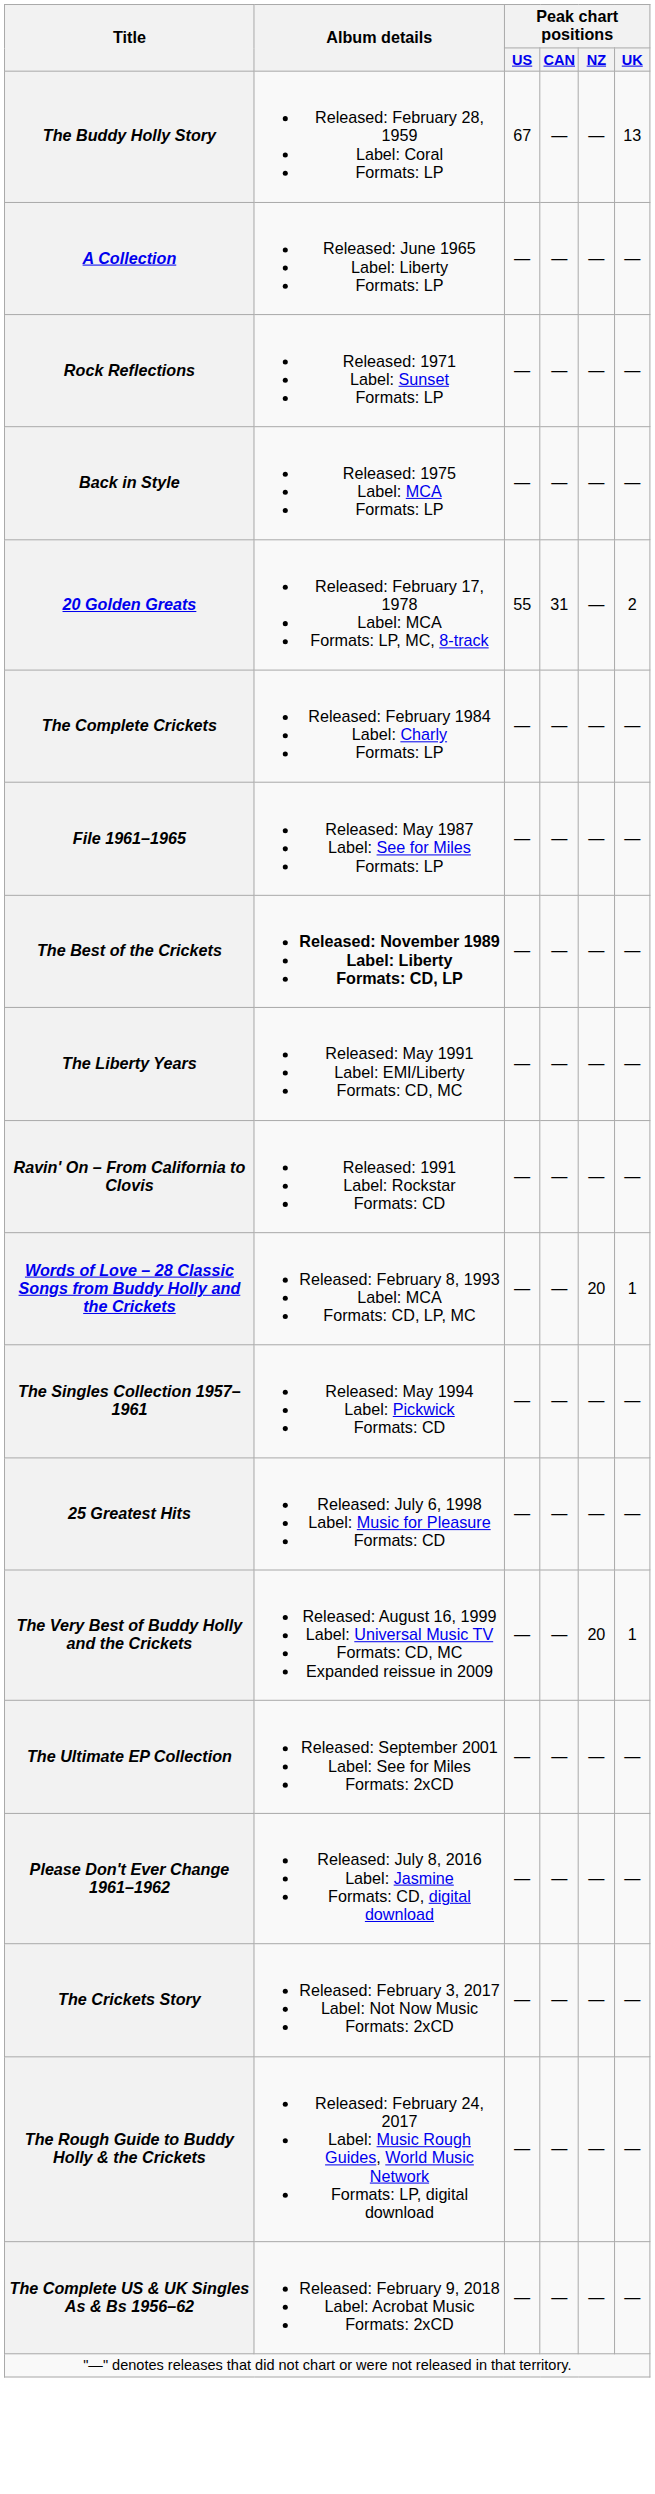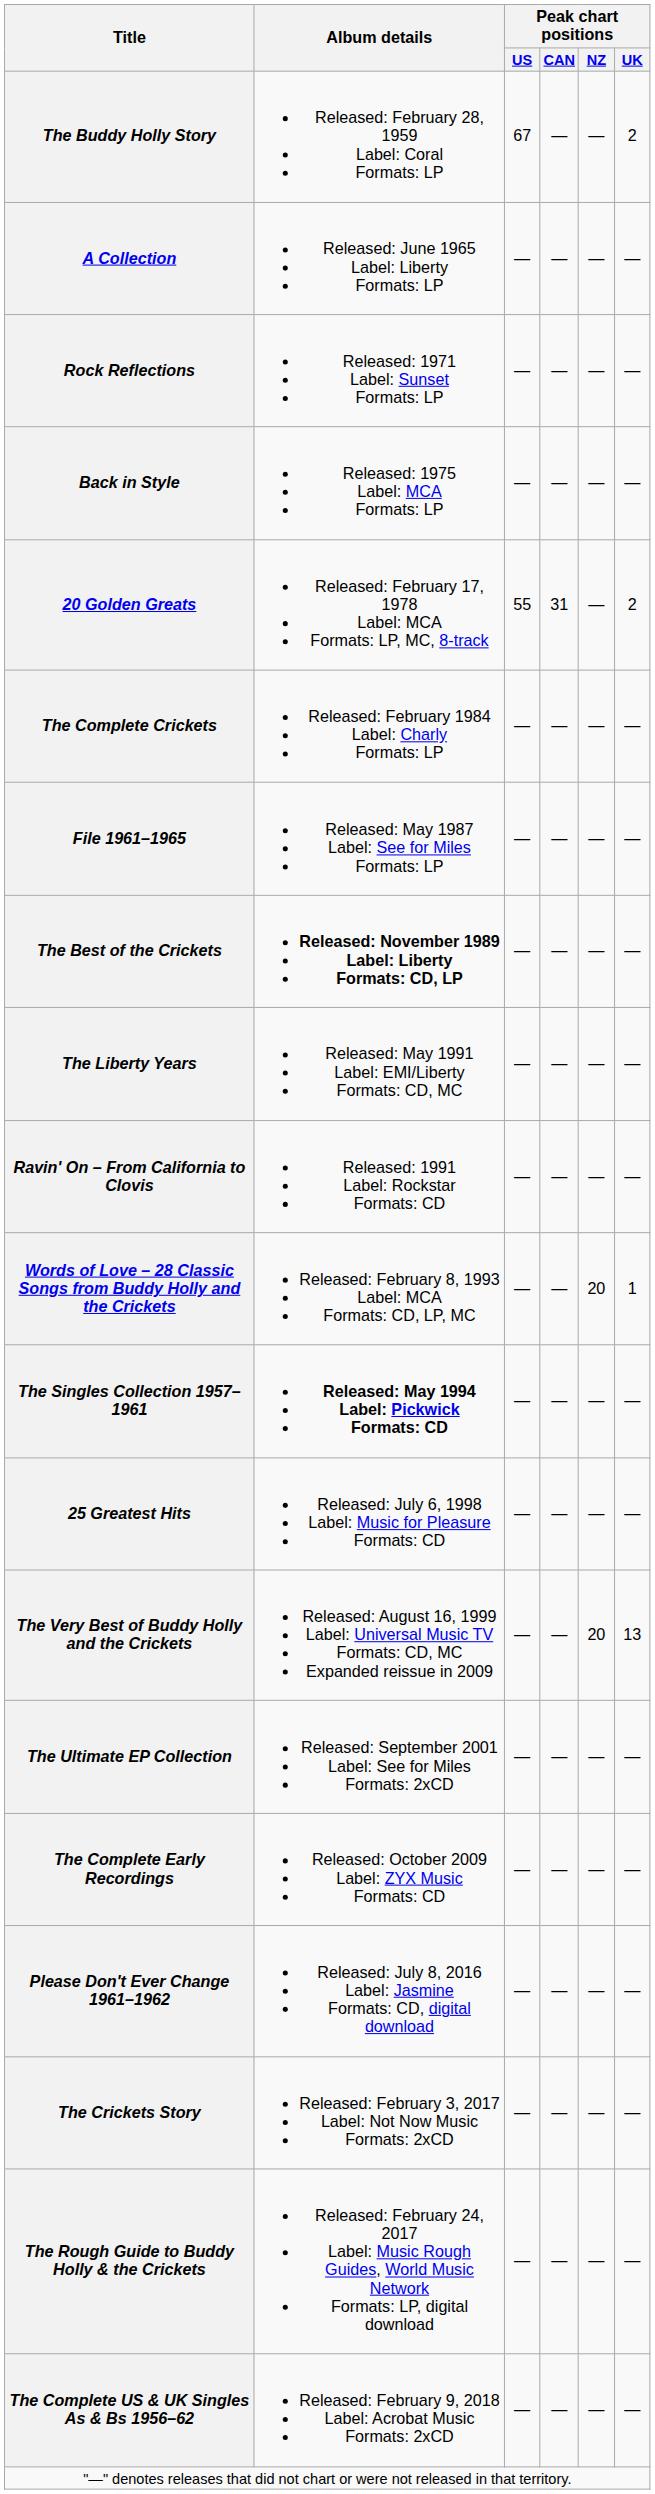(632, 136) 13 -> (632, 136) 2
(379, 1410) normal -> (379, 1410) bold
(632, 1635) 1 -> (632, 1635) 13
+ row: (129, 1869)
